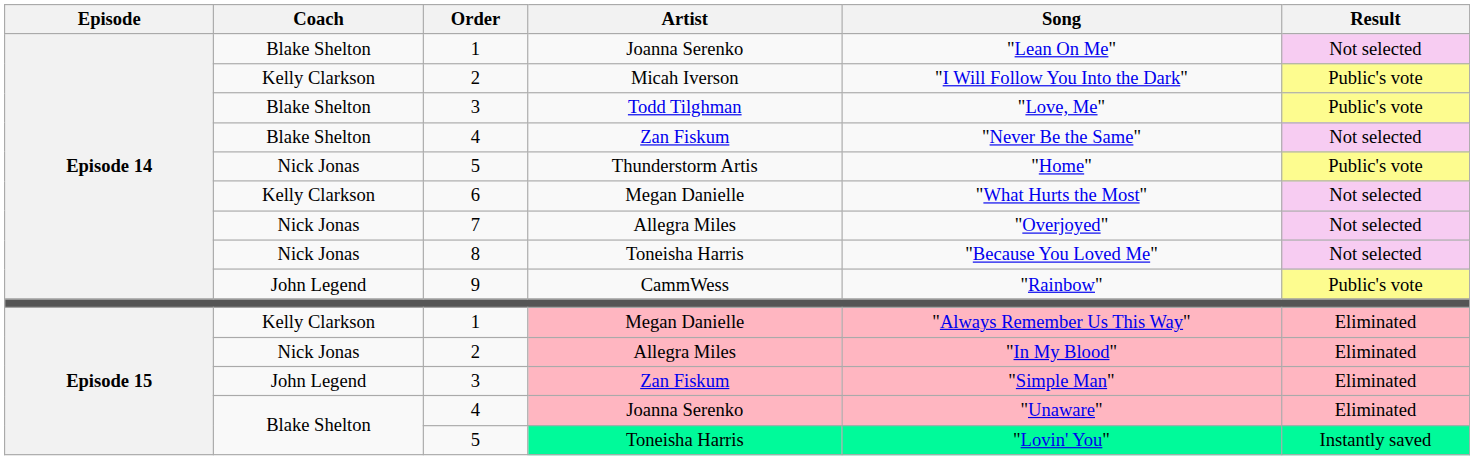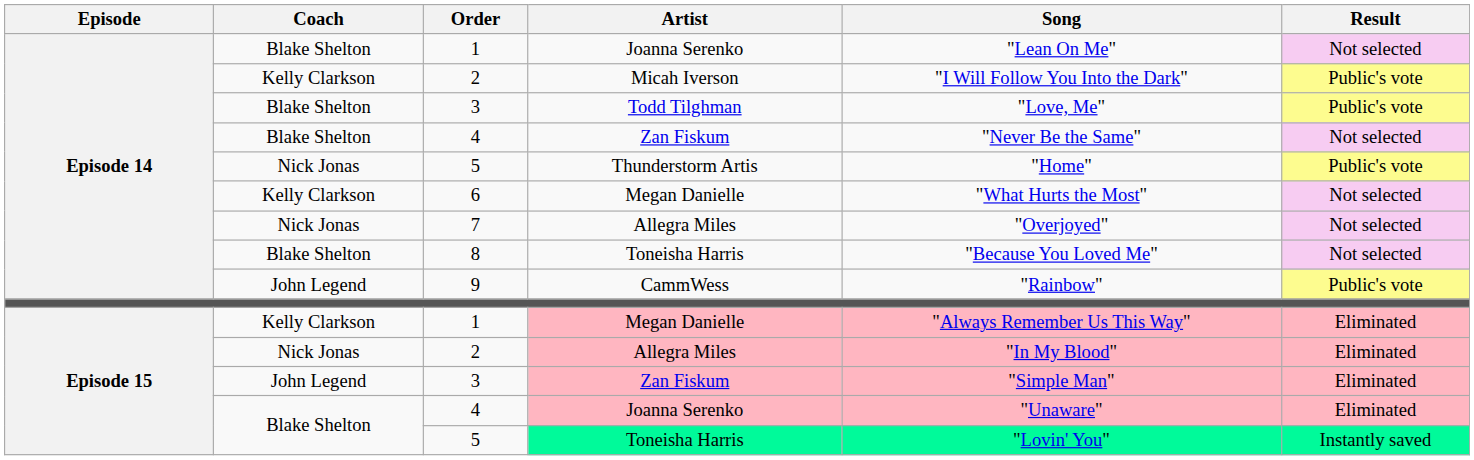(319, 254) Nick Jonas -> (319, 254) Blake Shelton
